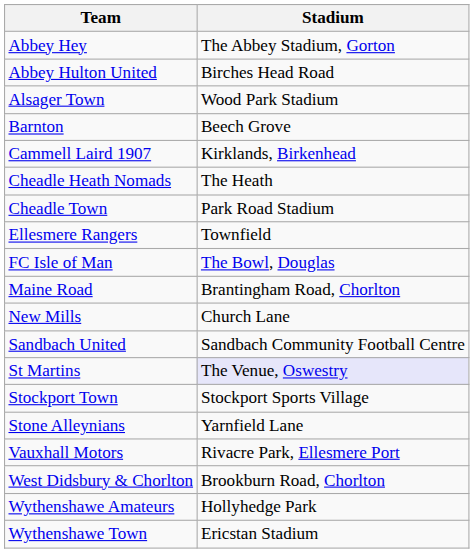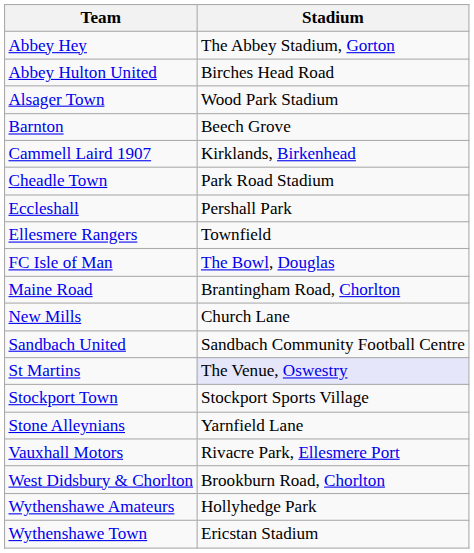- row: (90, 180)
+ row: (44, 208)
